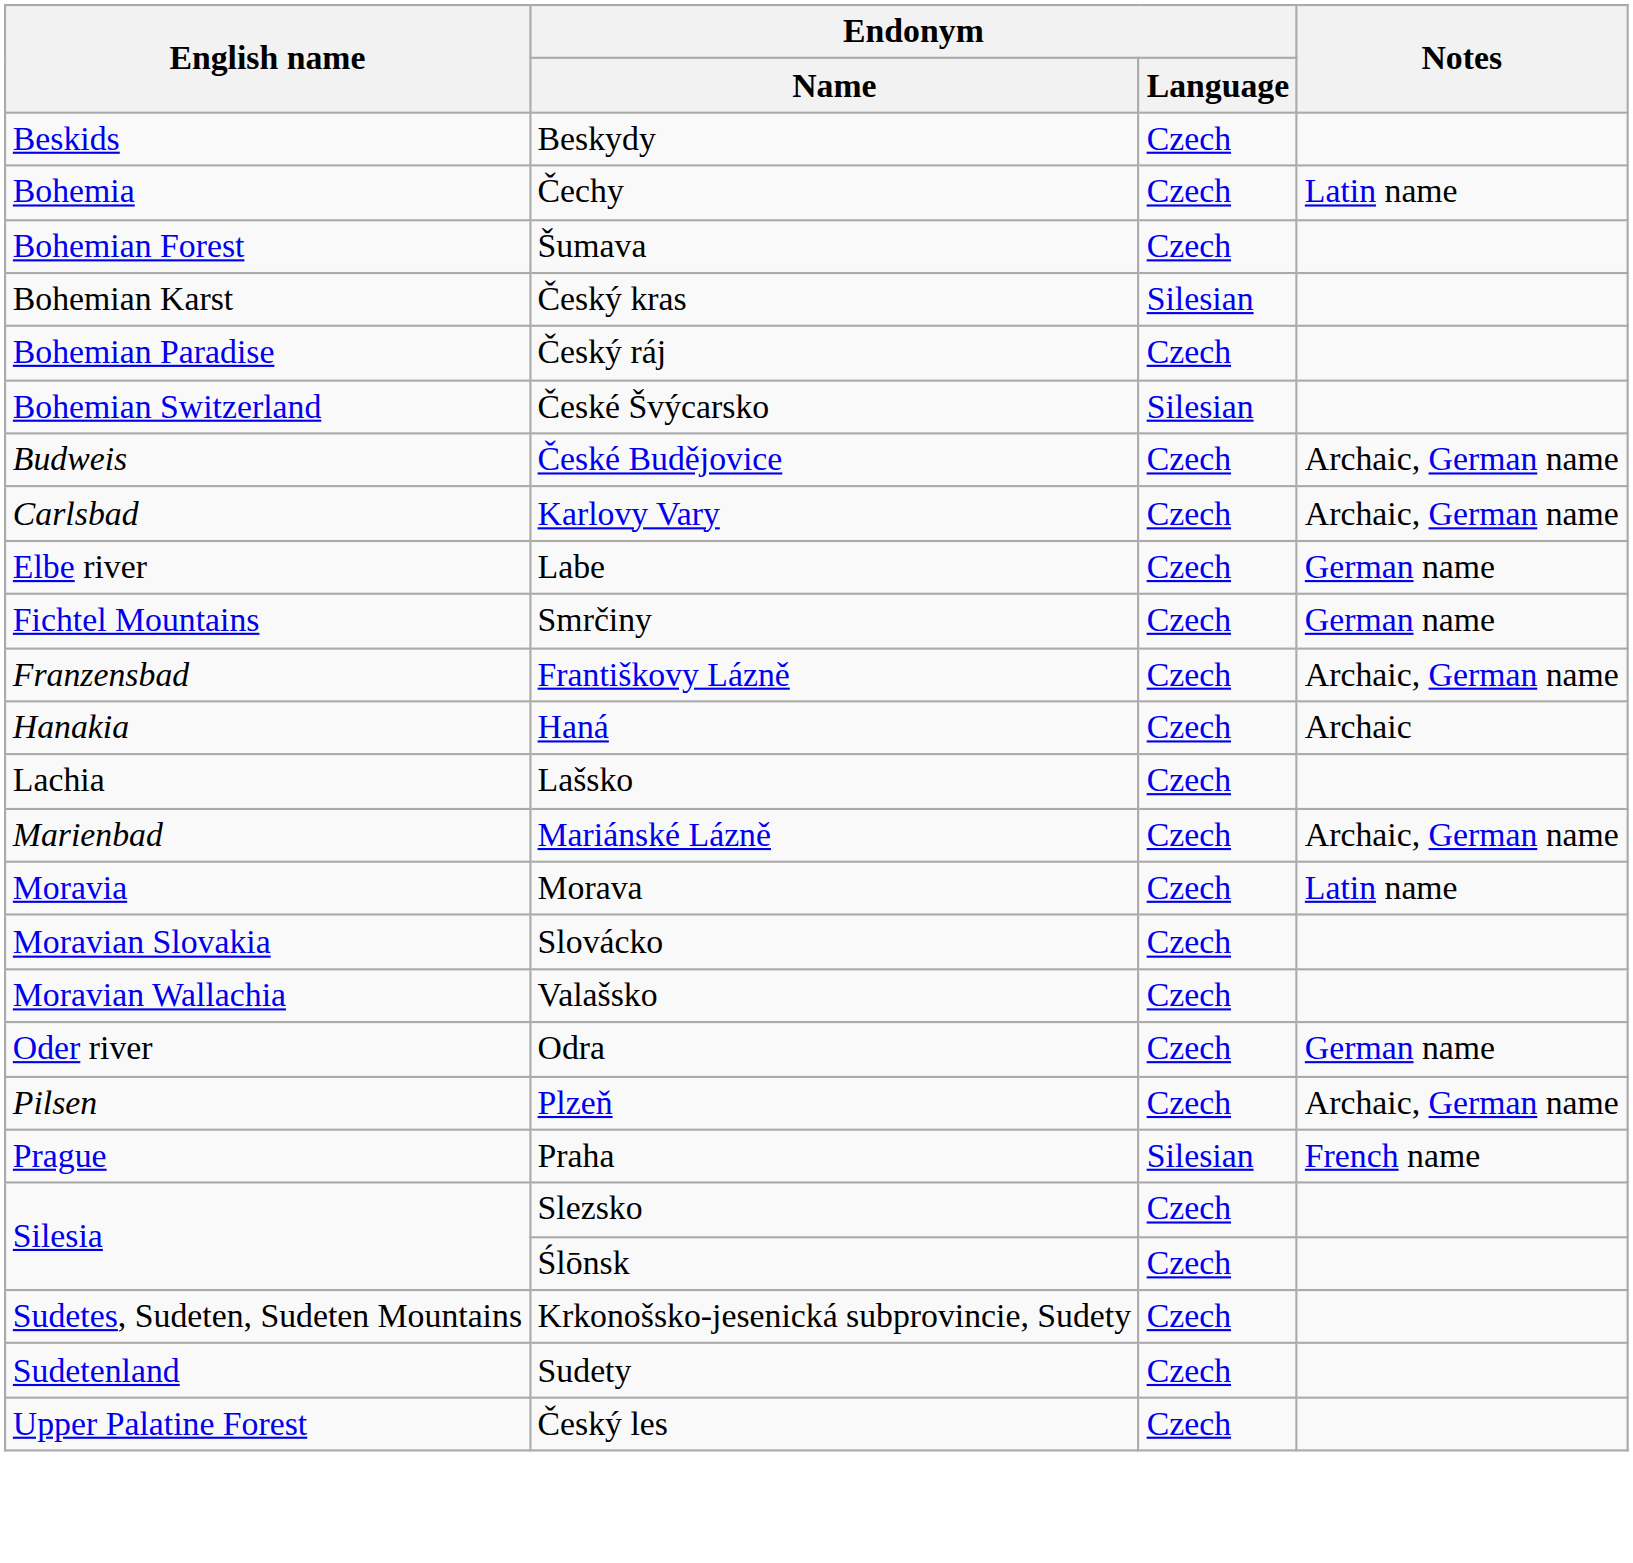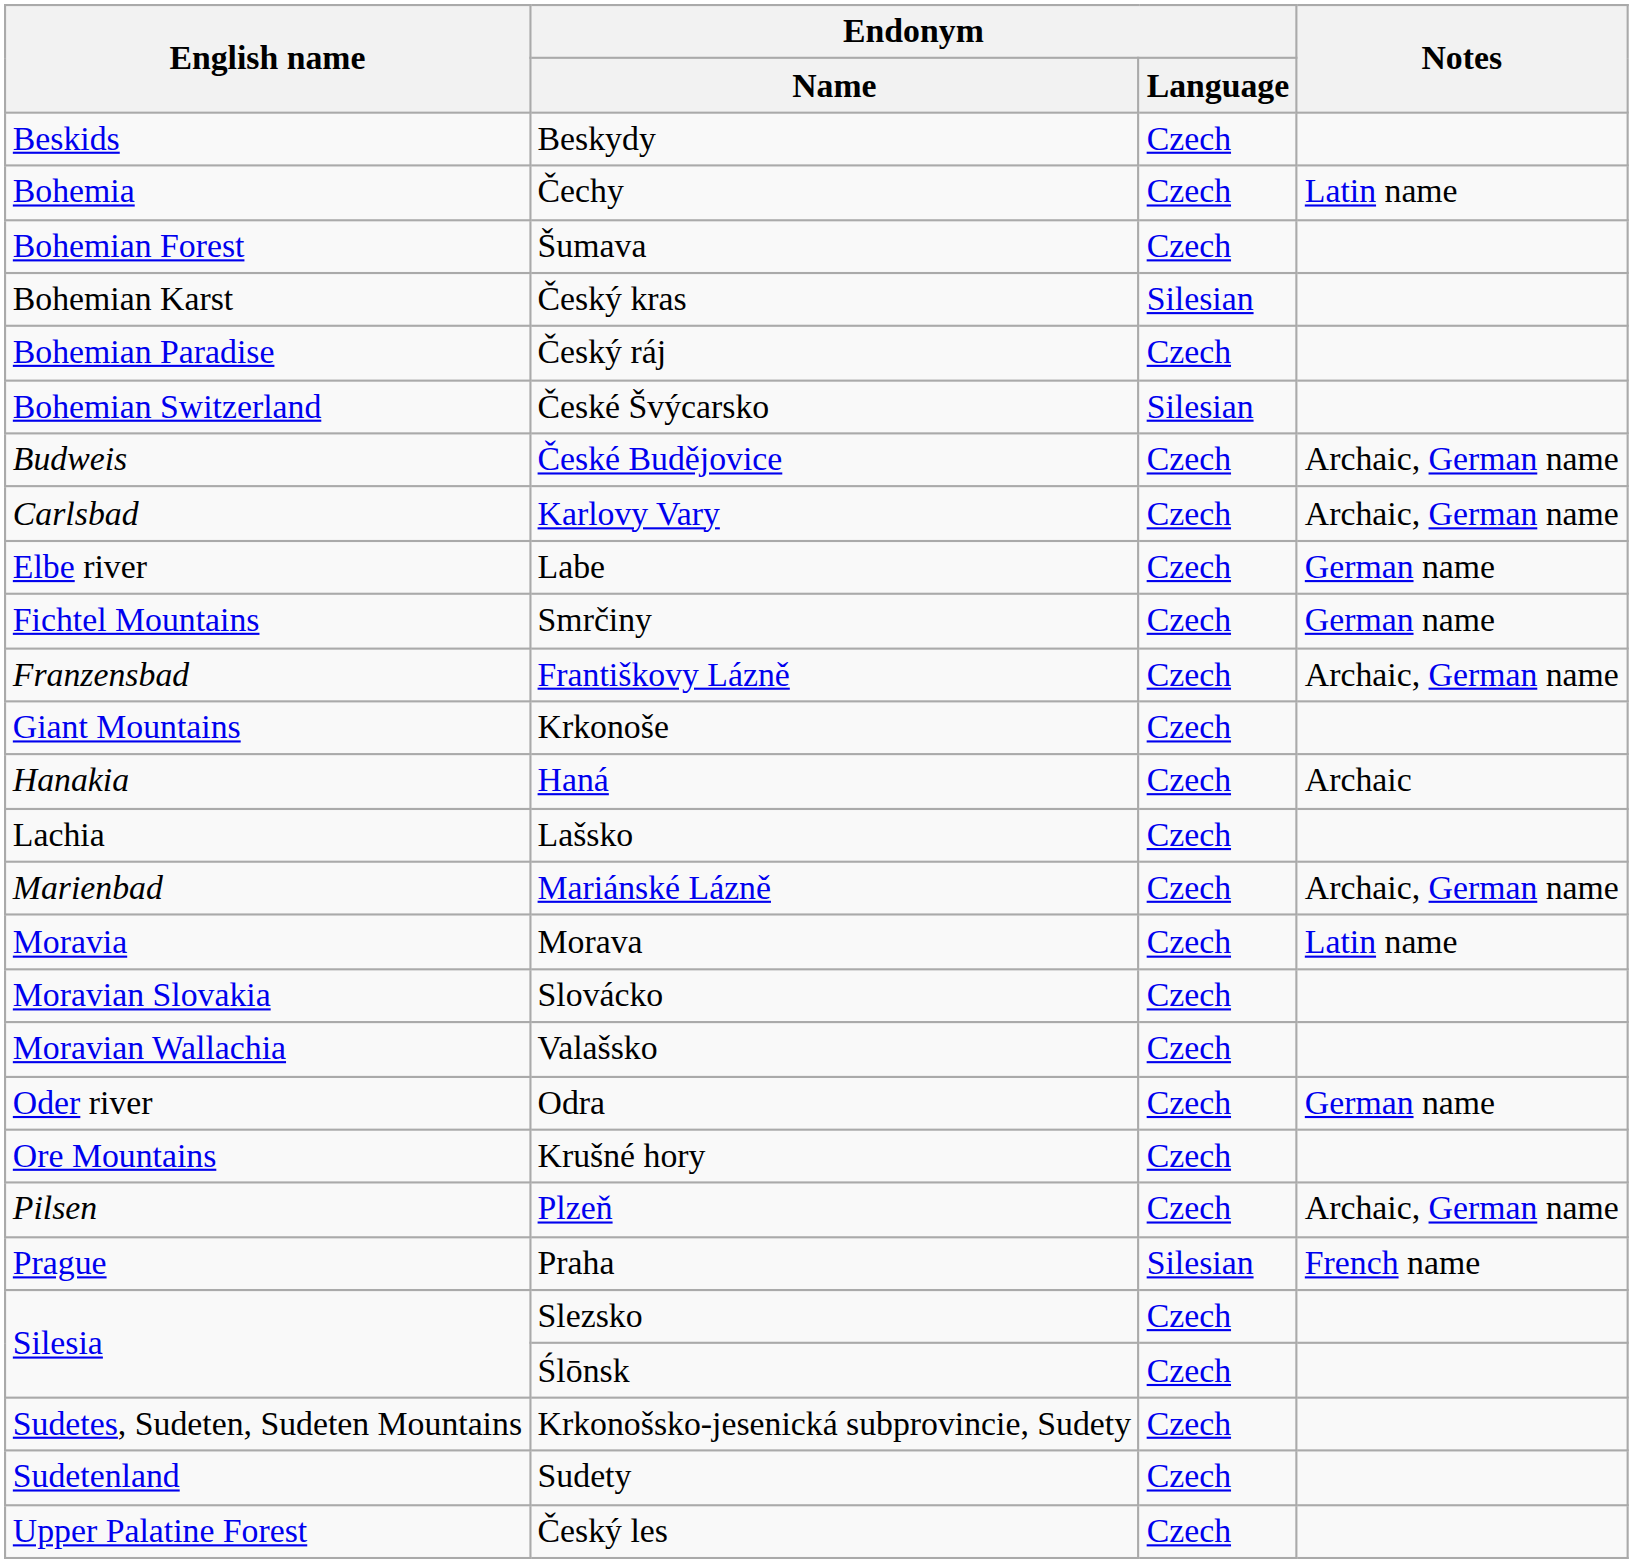+ row: (603, 727)
+ row: (622, 1155)
